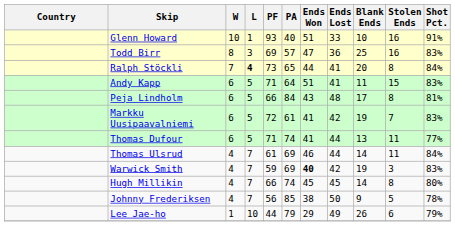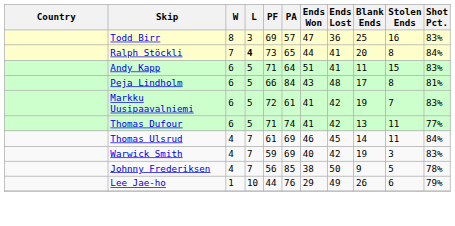- row: (144, 38)
(335, 138) 44 -> (335, 123) 42
(335, 154) 44 -> (335, 138) 45
(308, 169) bold -> (308, 154) normal
- row: (146, 184)
(290, 214) 79 -> (290, 184) 76
